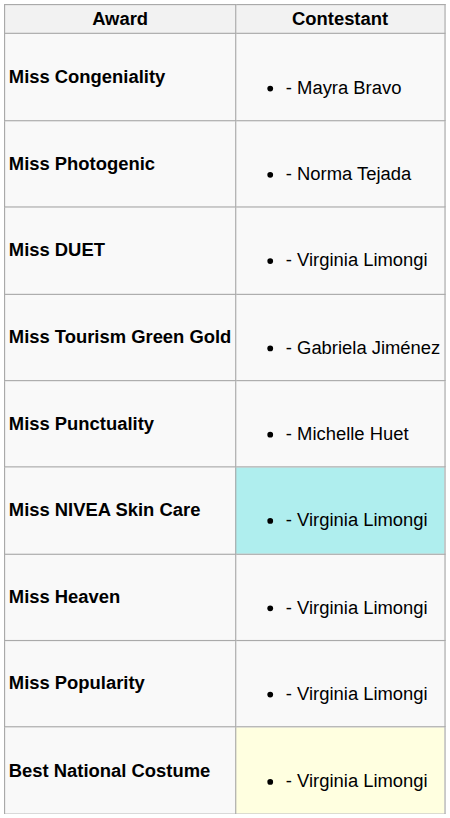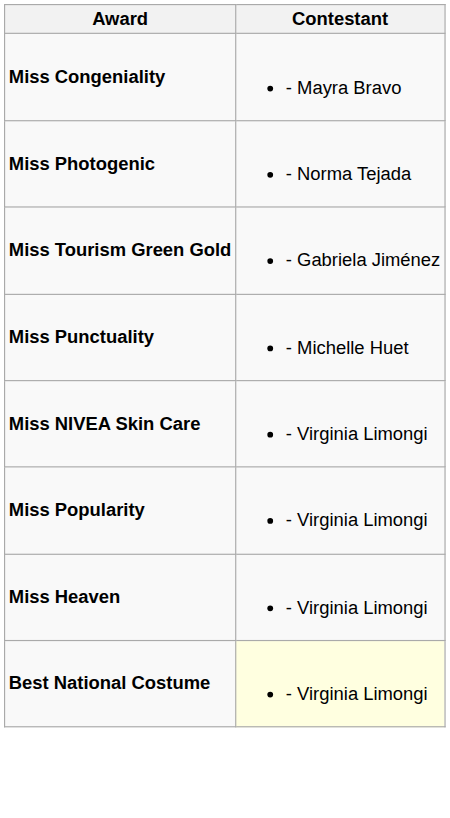- row: (57, 250)
(340, 521) paleturquoise background -> (340, 434) no background
rows swapped: (65, 597) <-> (77, 683)
